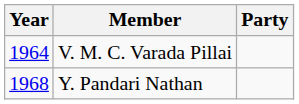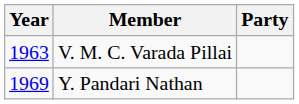(29, 51) 1964 -> (29, 51) 1963
(29, 83) 1968 -> (29, 83) 1969
